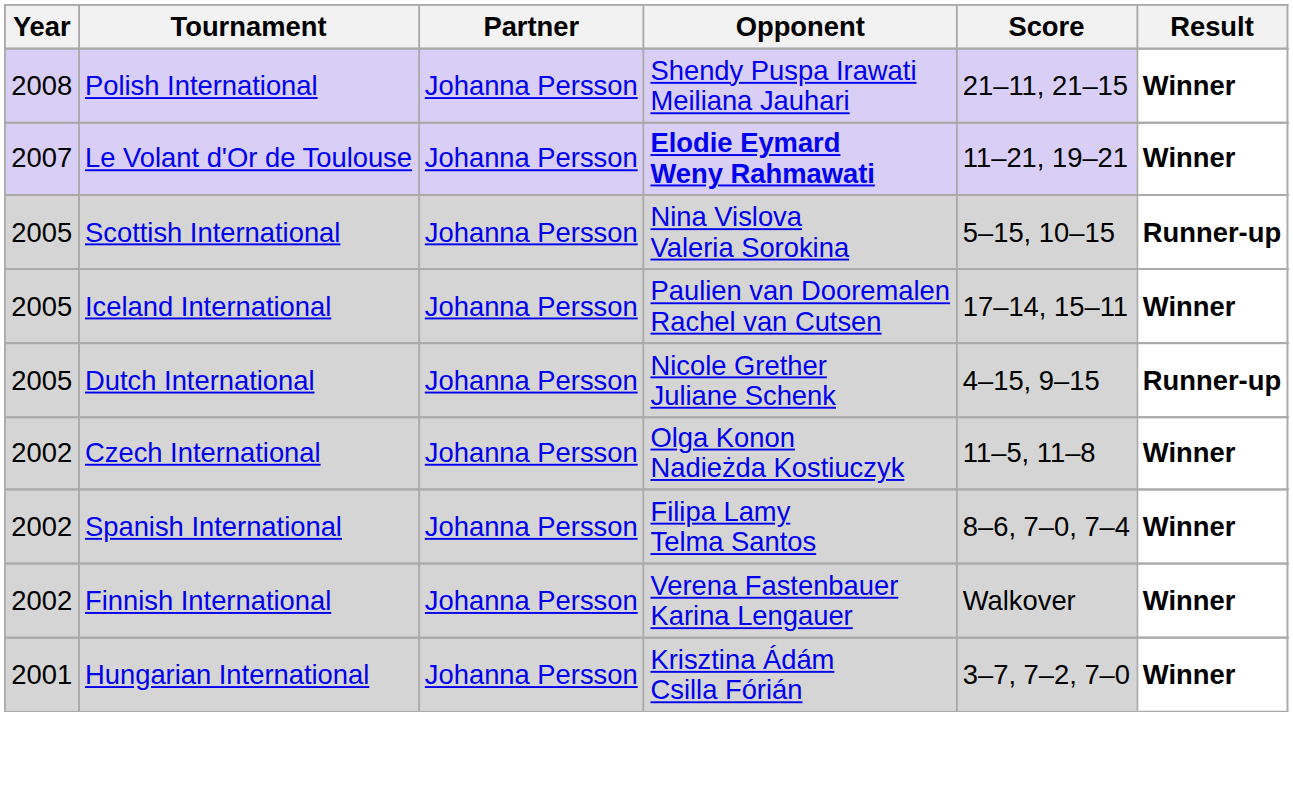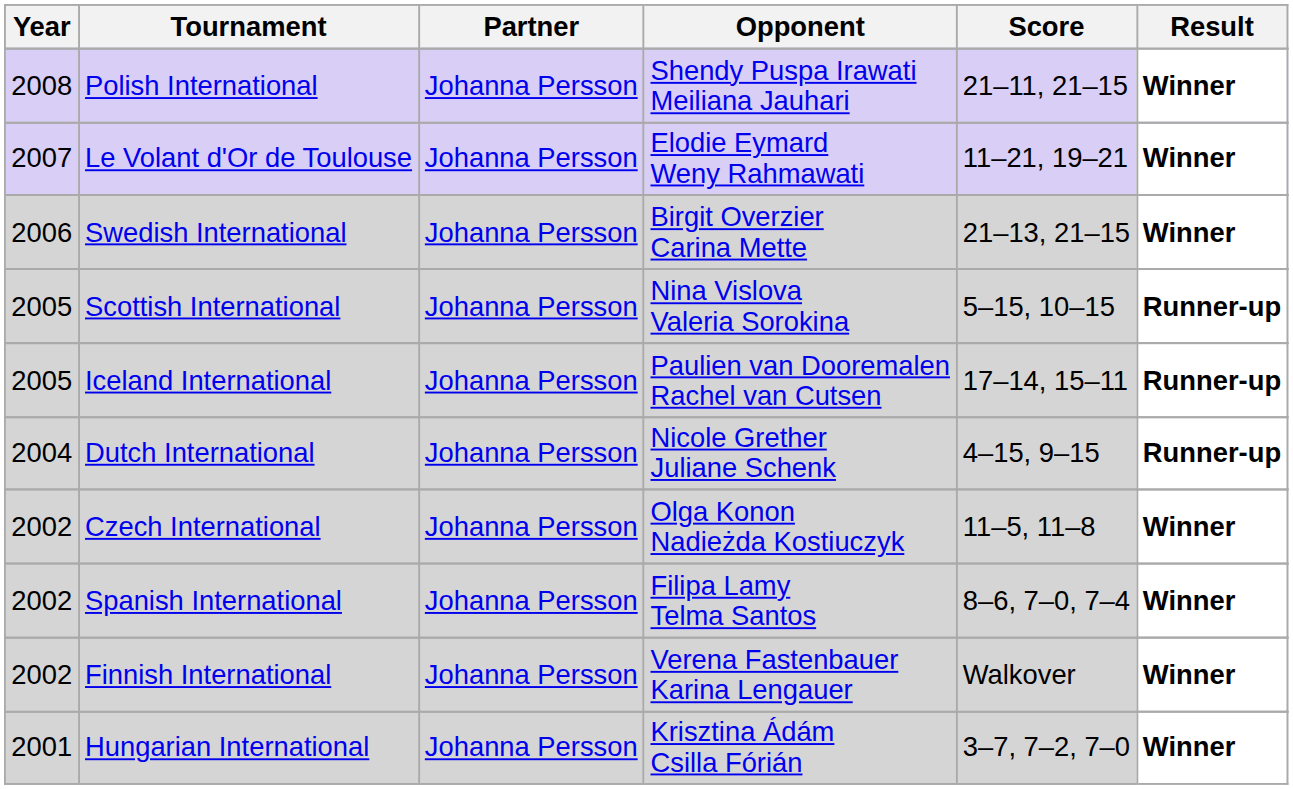(763, 159) bold -> (757, 159) normal
+ row: (216, 233)
(1189, 306) Winner -> (1212, 380) Runner-up
(42, 380) 2005 -> (42, 454) 2004
